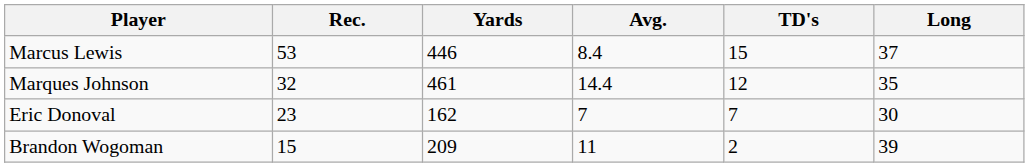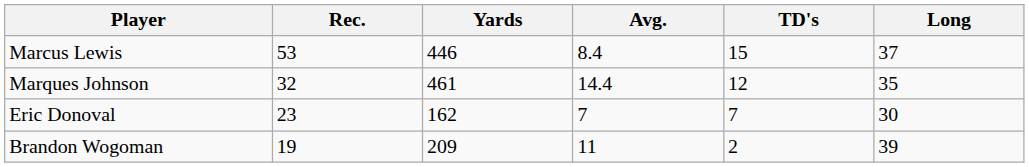(287, 146) 15 -> (287, 146) 19
